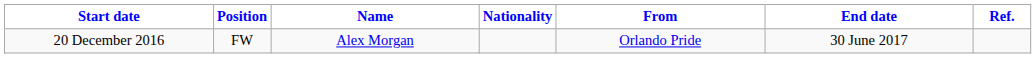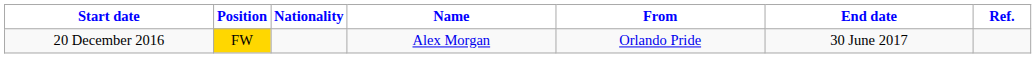columns swapped: (518, 16) <-> (375, 16)
(242, 40) no background -> (242, 40) gold background
